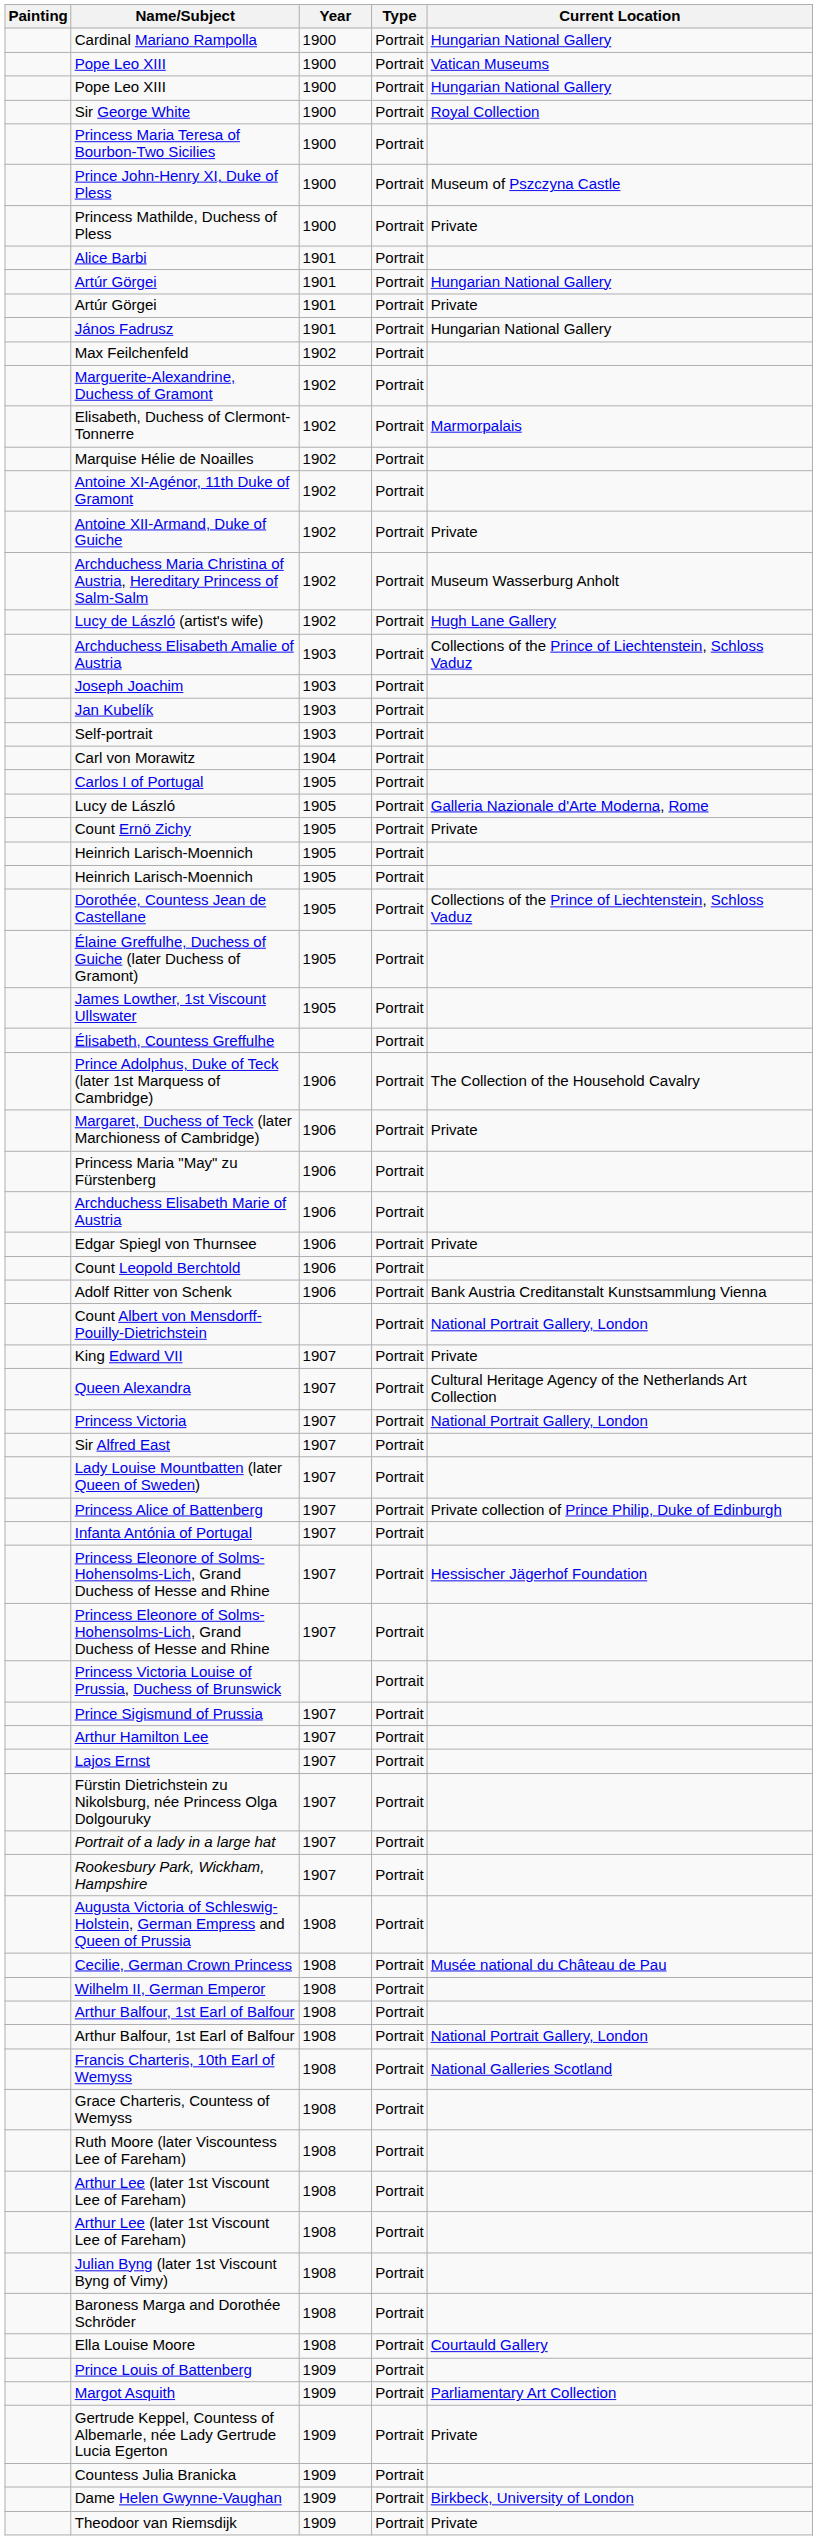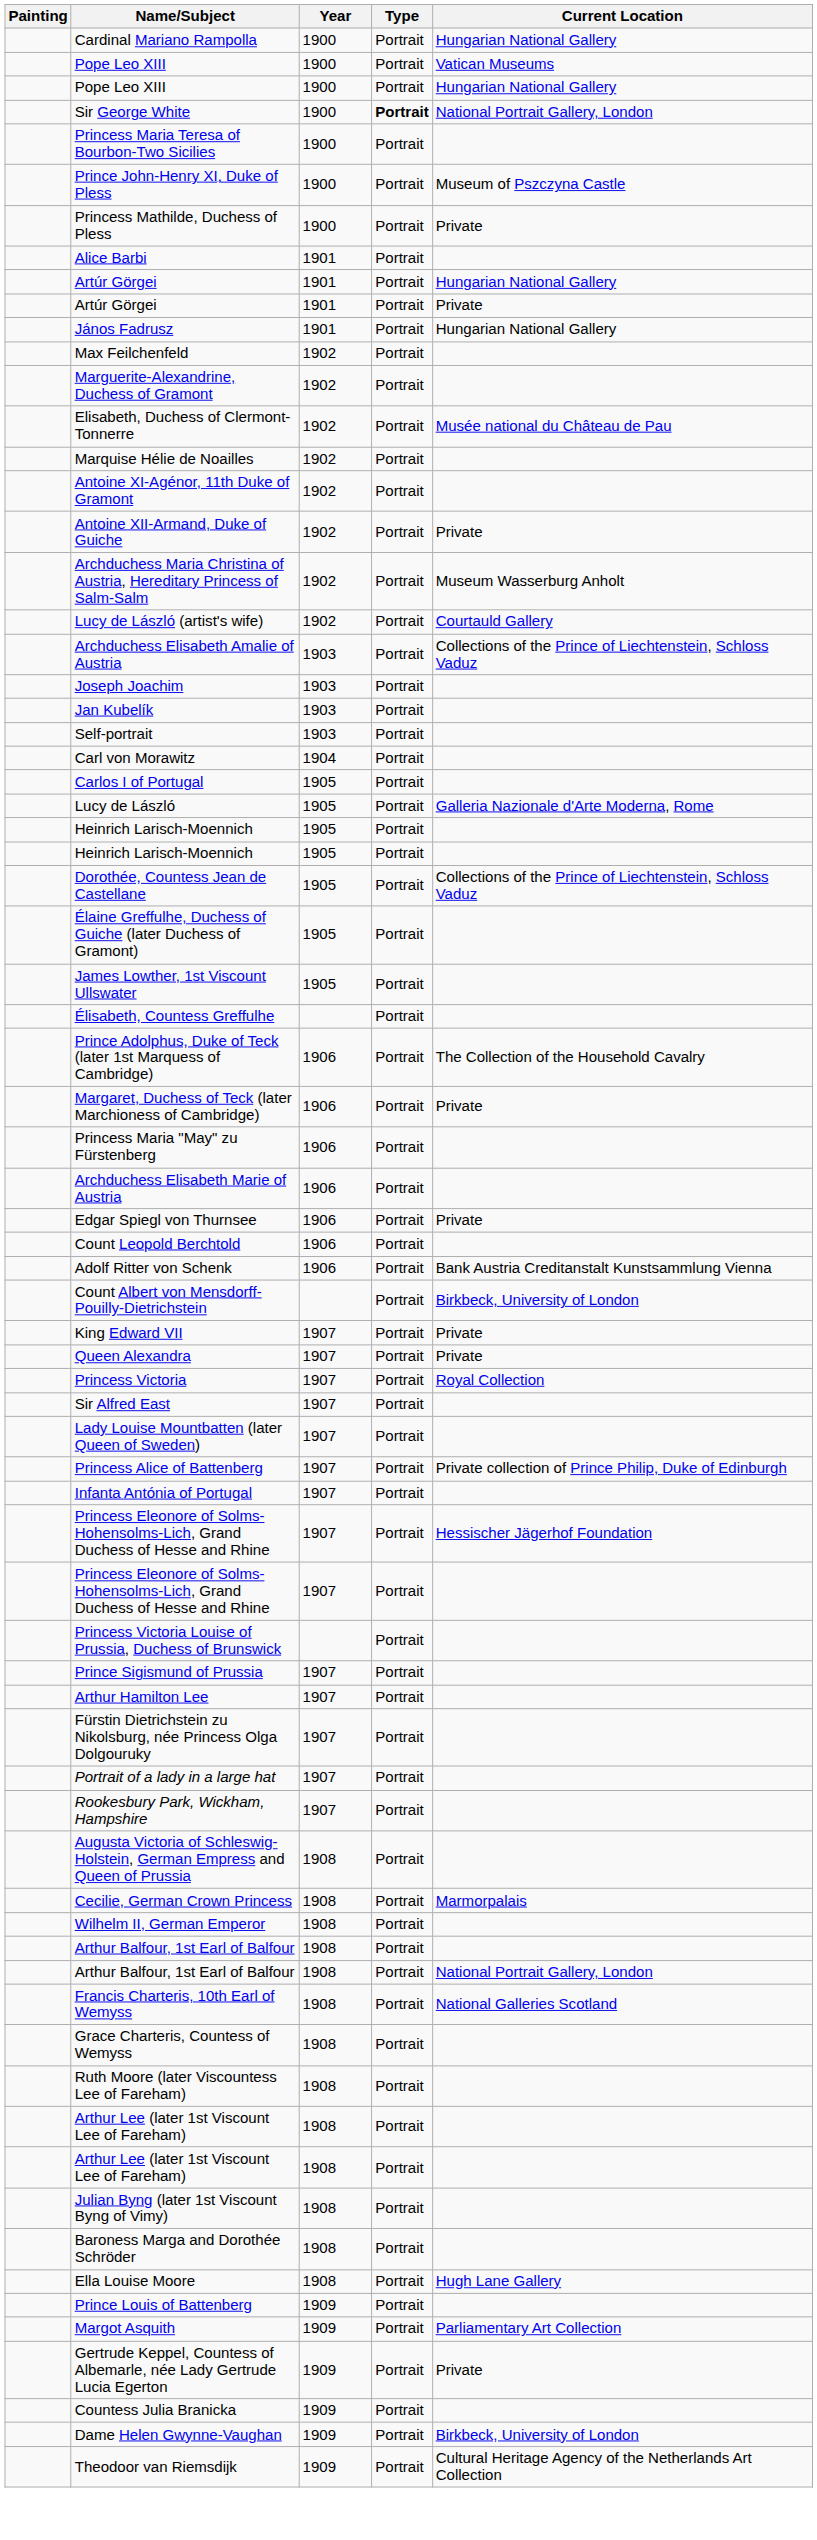(400, 111) normal -> (402, 111) bold
(485, 111) Royal Collection -> (544, 111) National Portrait Gallery, London
(476, 426) Marmorpalais -> (554, 426) Musée national du Château de Pau
(493, 621) Hugh Lane Gallery -> (494, 621) Courtauld Gallery
- row: (133, 829)
(539, 1324) National Portrait Gallery, London -> (537, 1300) Birkbeck, University of London
(589, 1388) Cultural Heritage Agency of the Netherlands Art Collection -> (459, 1356) Private
(539, 1421) National Portrait Gallery, London -> (490, 1380) Royal Collection
- row: (112, 1761)
(549, 1965) Musée national du Château de Pau -> (481, 1900) Marmorpalais
(489, 2345) Courtauld Gallery -> (498, 2281) Hugh Lane Gallery
(454, 2522) Private -> (594, 2466) Cultural Heritage Agency of the Netherlands Art Collection
